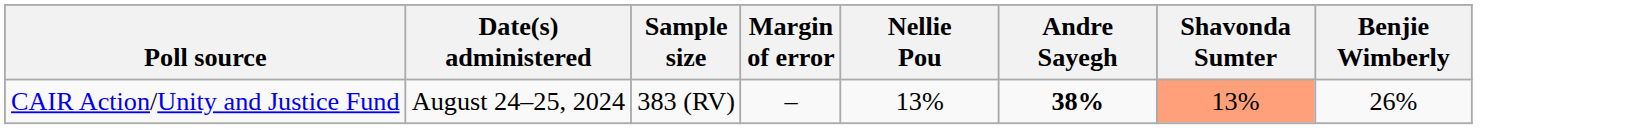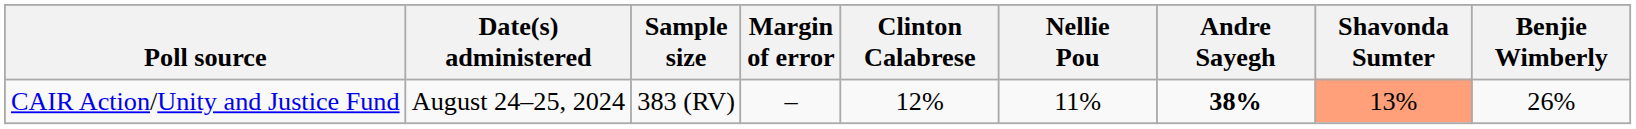+ column: (920, 41)
(920, 100) 13% -> (1078, 100) 11%
